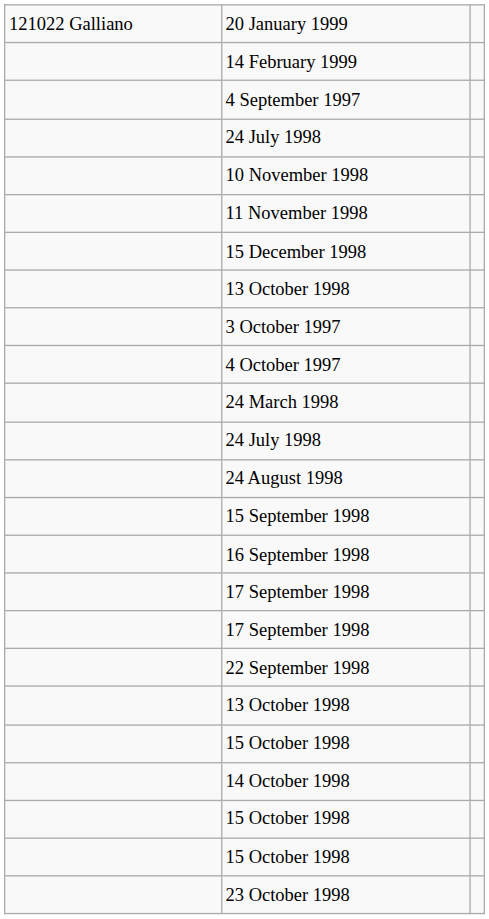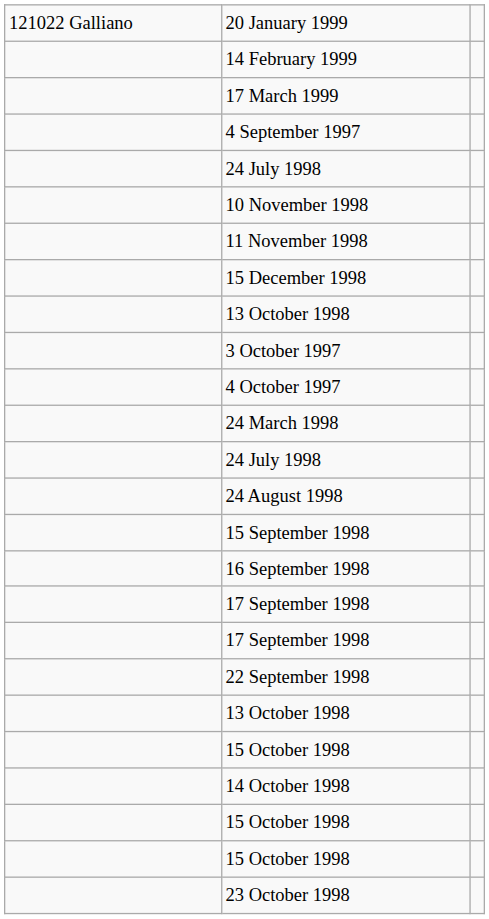+ row: (113, 96)
